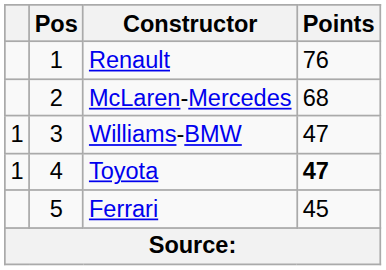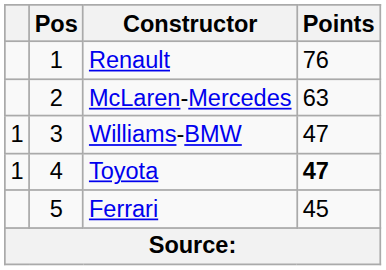(316, 97) 68 -> (316, 97) 63
